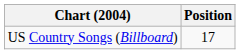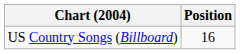(208, 37) 17 -> (208, 37) 16
